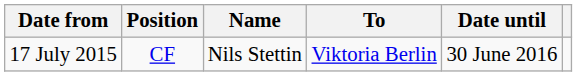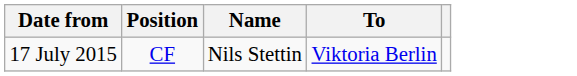- column: (502, 20)
